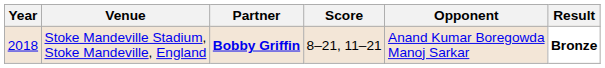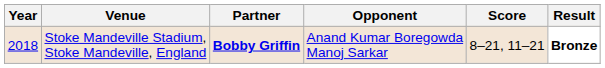columns swapped: (466, 16) <-> (344, 16)
